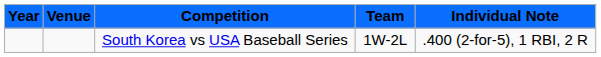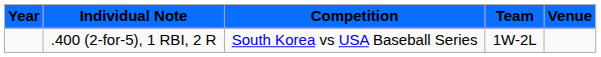columns swapped: (69, 16) <-> (505, 16)
